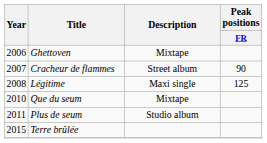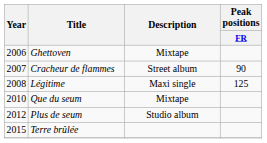(16, 115) 2011 -> (16, 115) 2012
